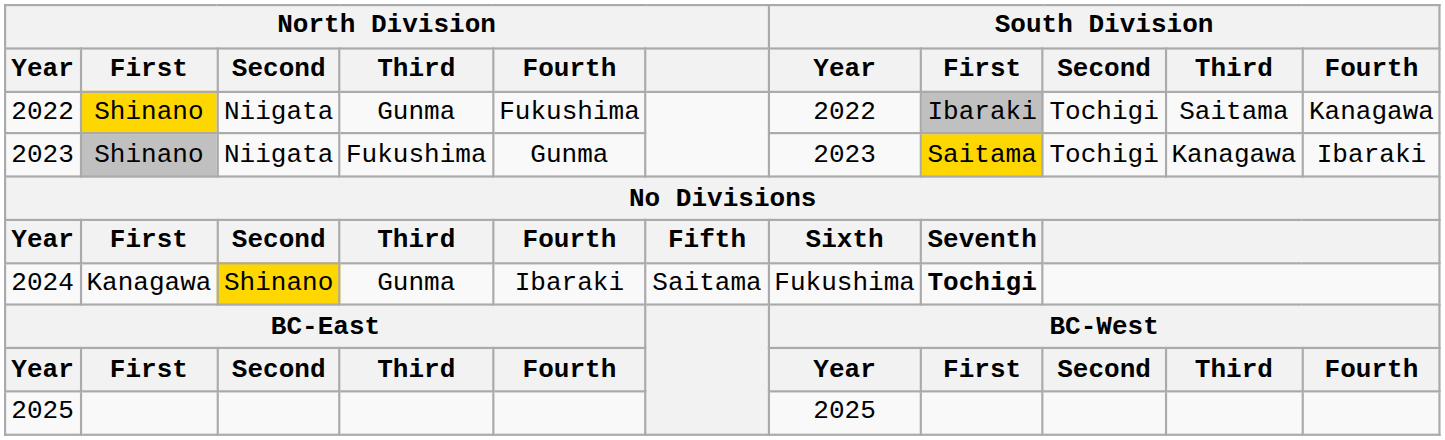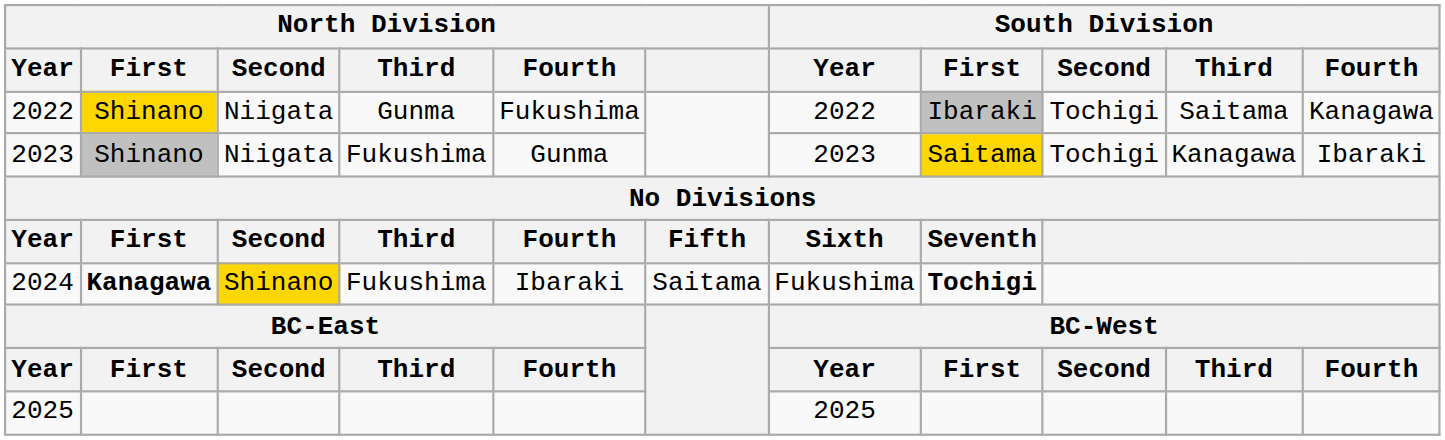(149, 284) normal -> (149, 284) bold
(416, 284) Gunma -> (416, 284) Fukushima
